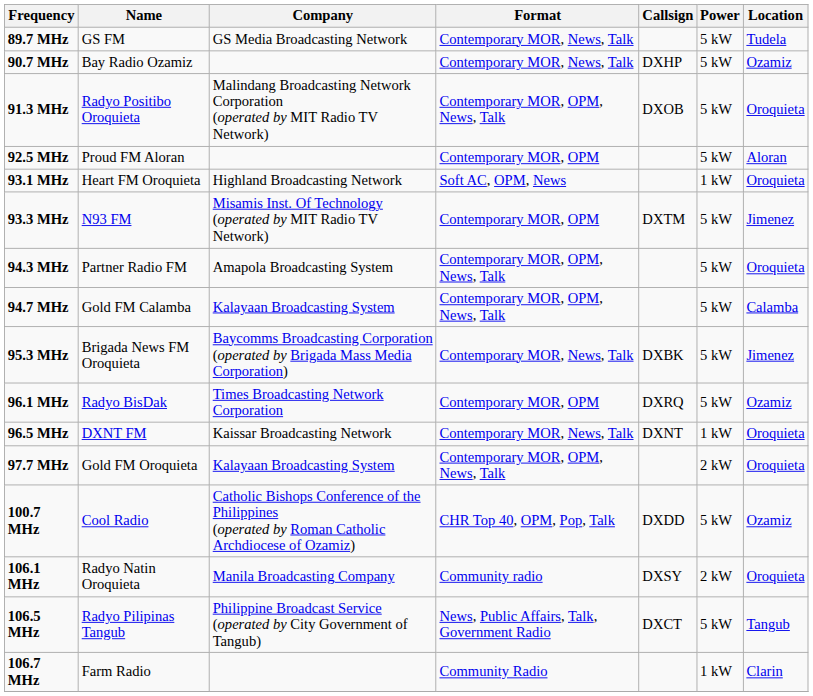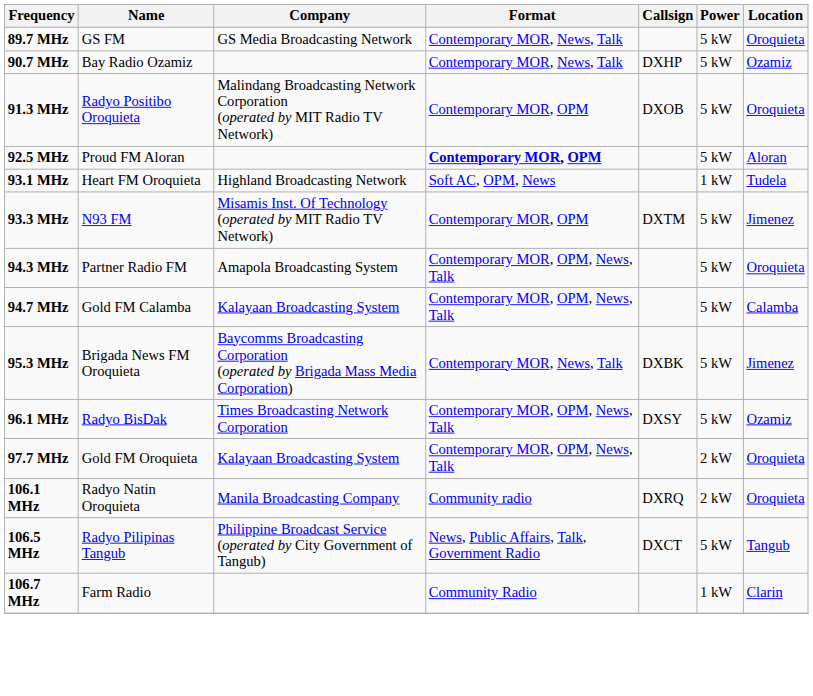(766, 39) Tudela -> (775, 39) Oroquieta
(521, 109) Contemporary MOR, OPM, News, Talk -> (509, 109) Contemporary MOR, OPM
(519, 157) normal -> (515, 157) bold
(775, 180) Oroquieta -> (766, 180) Tudela
(519, 402) Contemporary MOR, OPM -> (531, 418) Contemporary MOR, OPM, News, Talk
(663, 402) DXRQ -> (662, 418) DXSY
- row: (38, 433)
- row: (24, 520)
(662, 576) DXSY -> (663, 497) DXRQ
